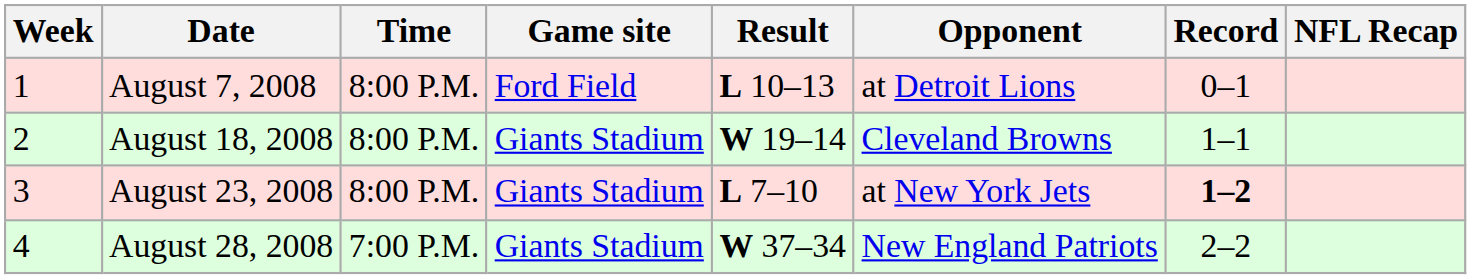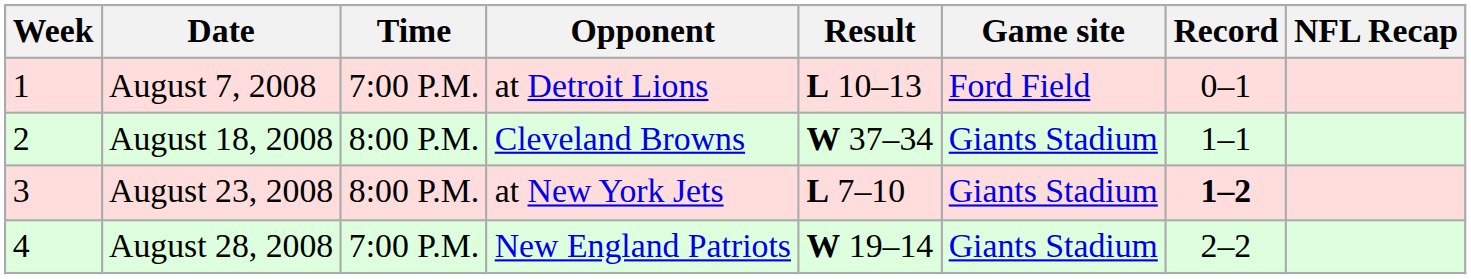columns swapped: (1010, 31) <-> (599, 31)
(414, 84) 8:00 P.M. -> (414, 84) 7:00 P.M.
(783, 138) W 19–14 -> (870, 138) W 37–34
(783, 245) W 37–34 -> (870, 245) W 19–14
